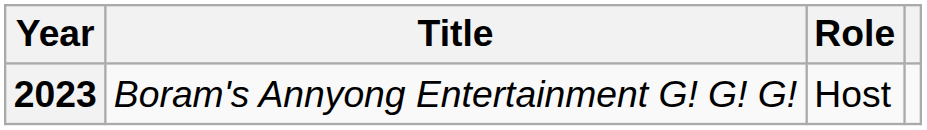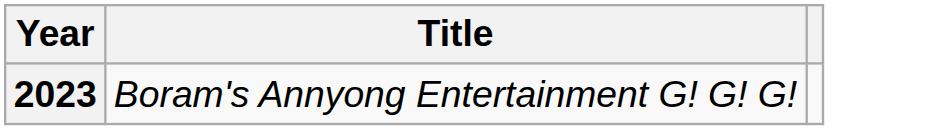- column: (855, 34)
